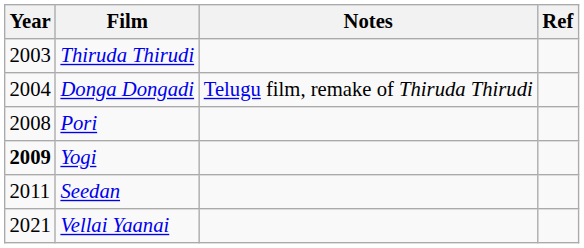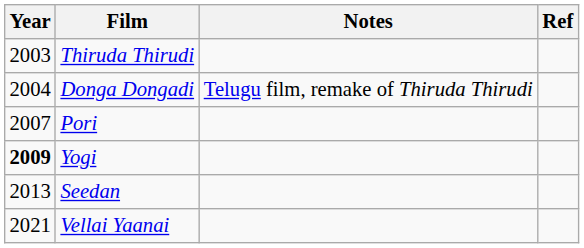(30, 123) 2008 -> (30, 123) 2007
(30, 192) 2011 -> (30, 192) 2013
